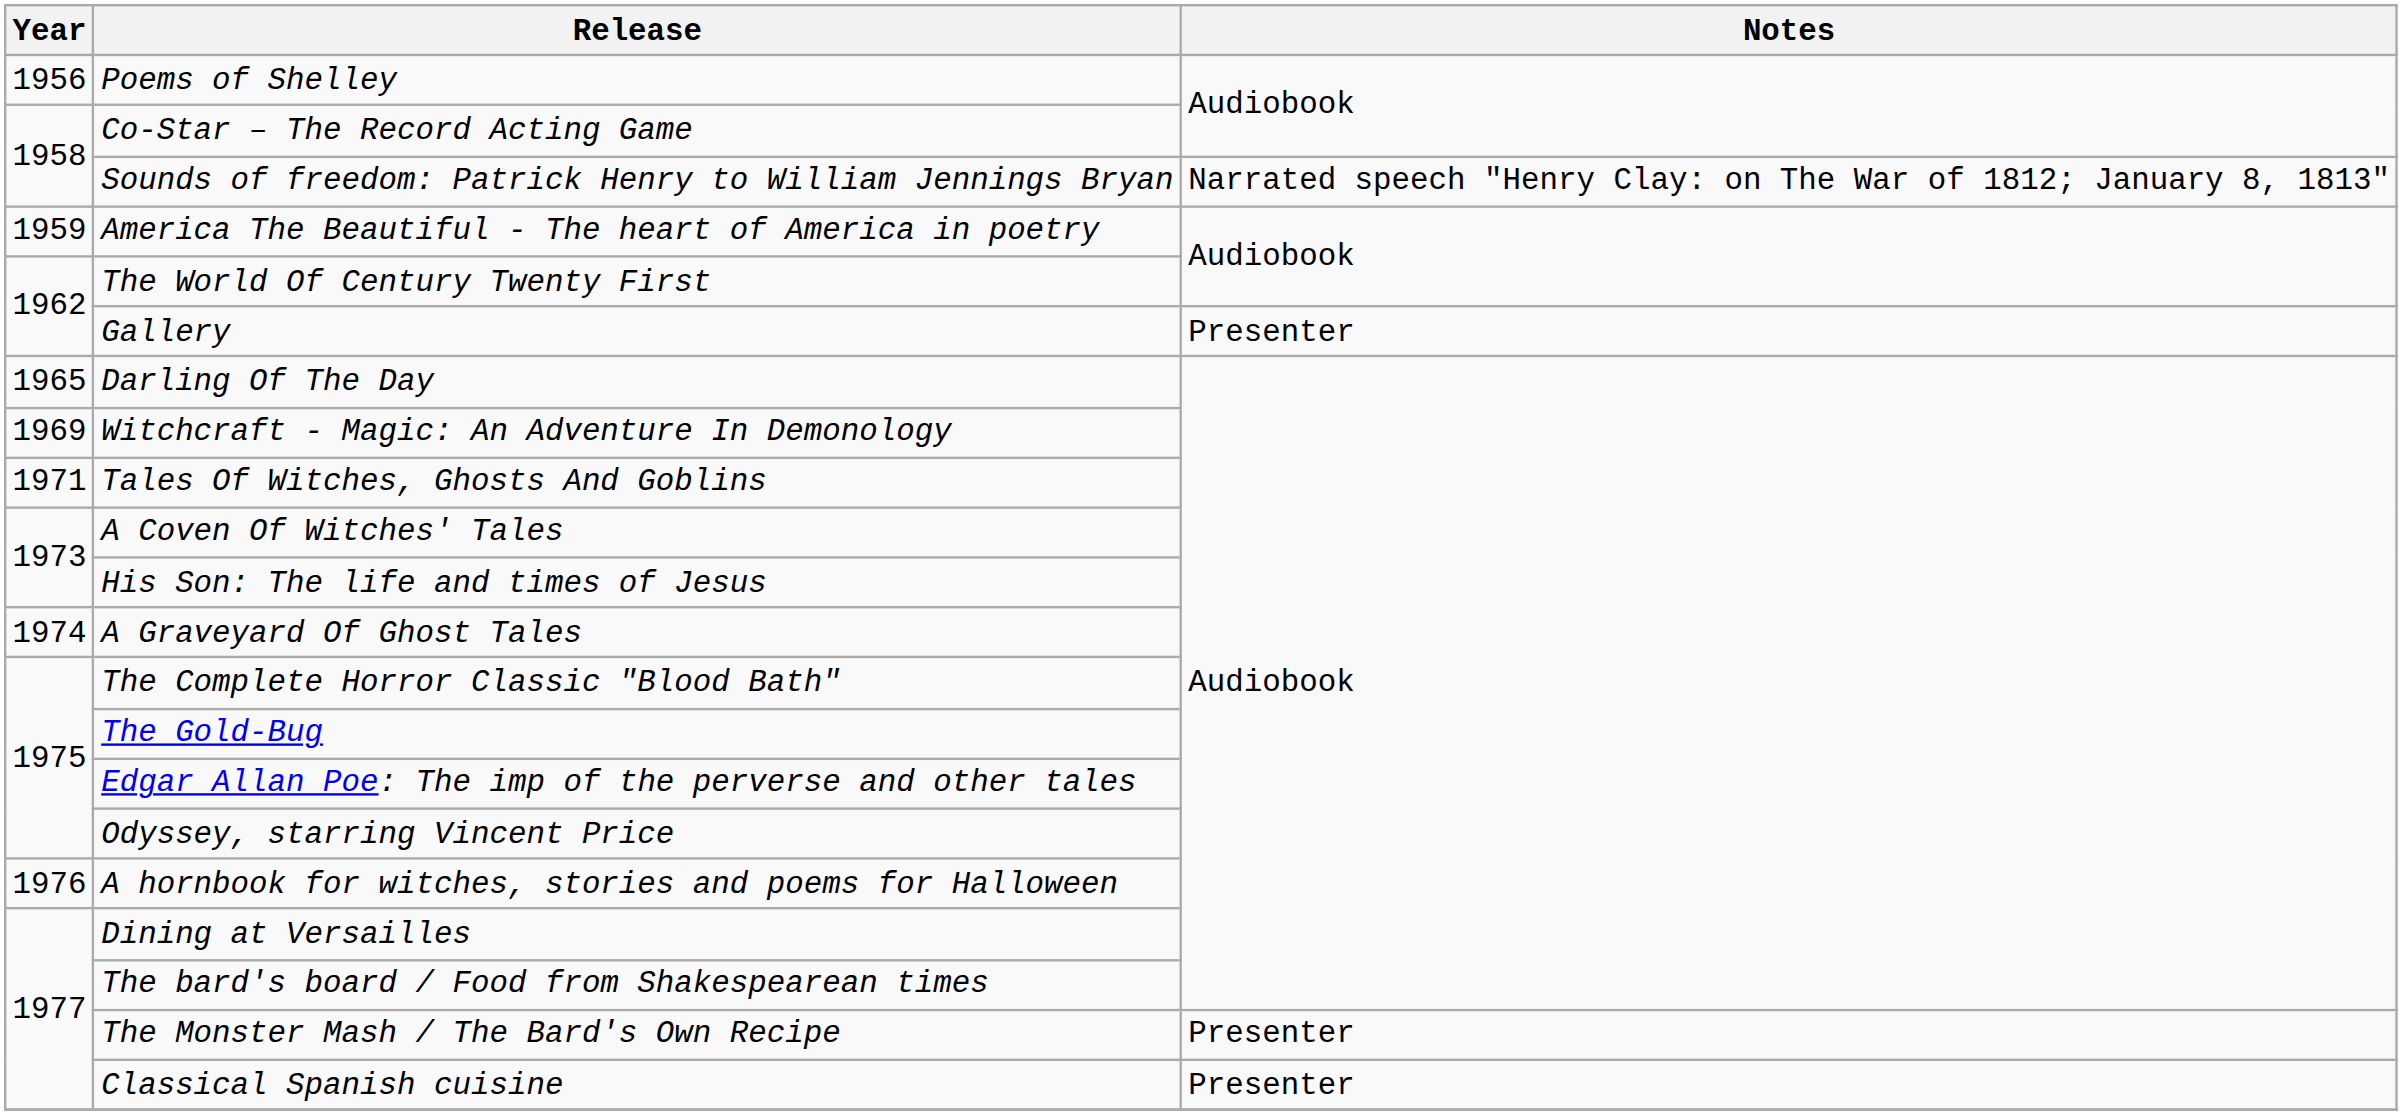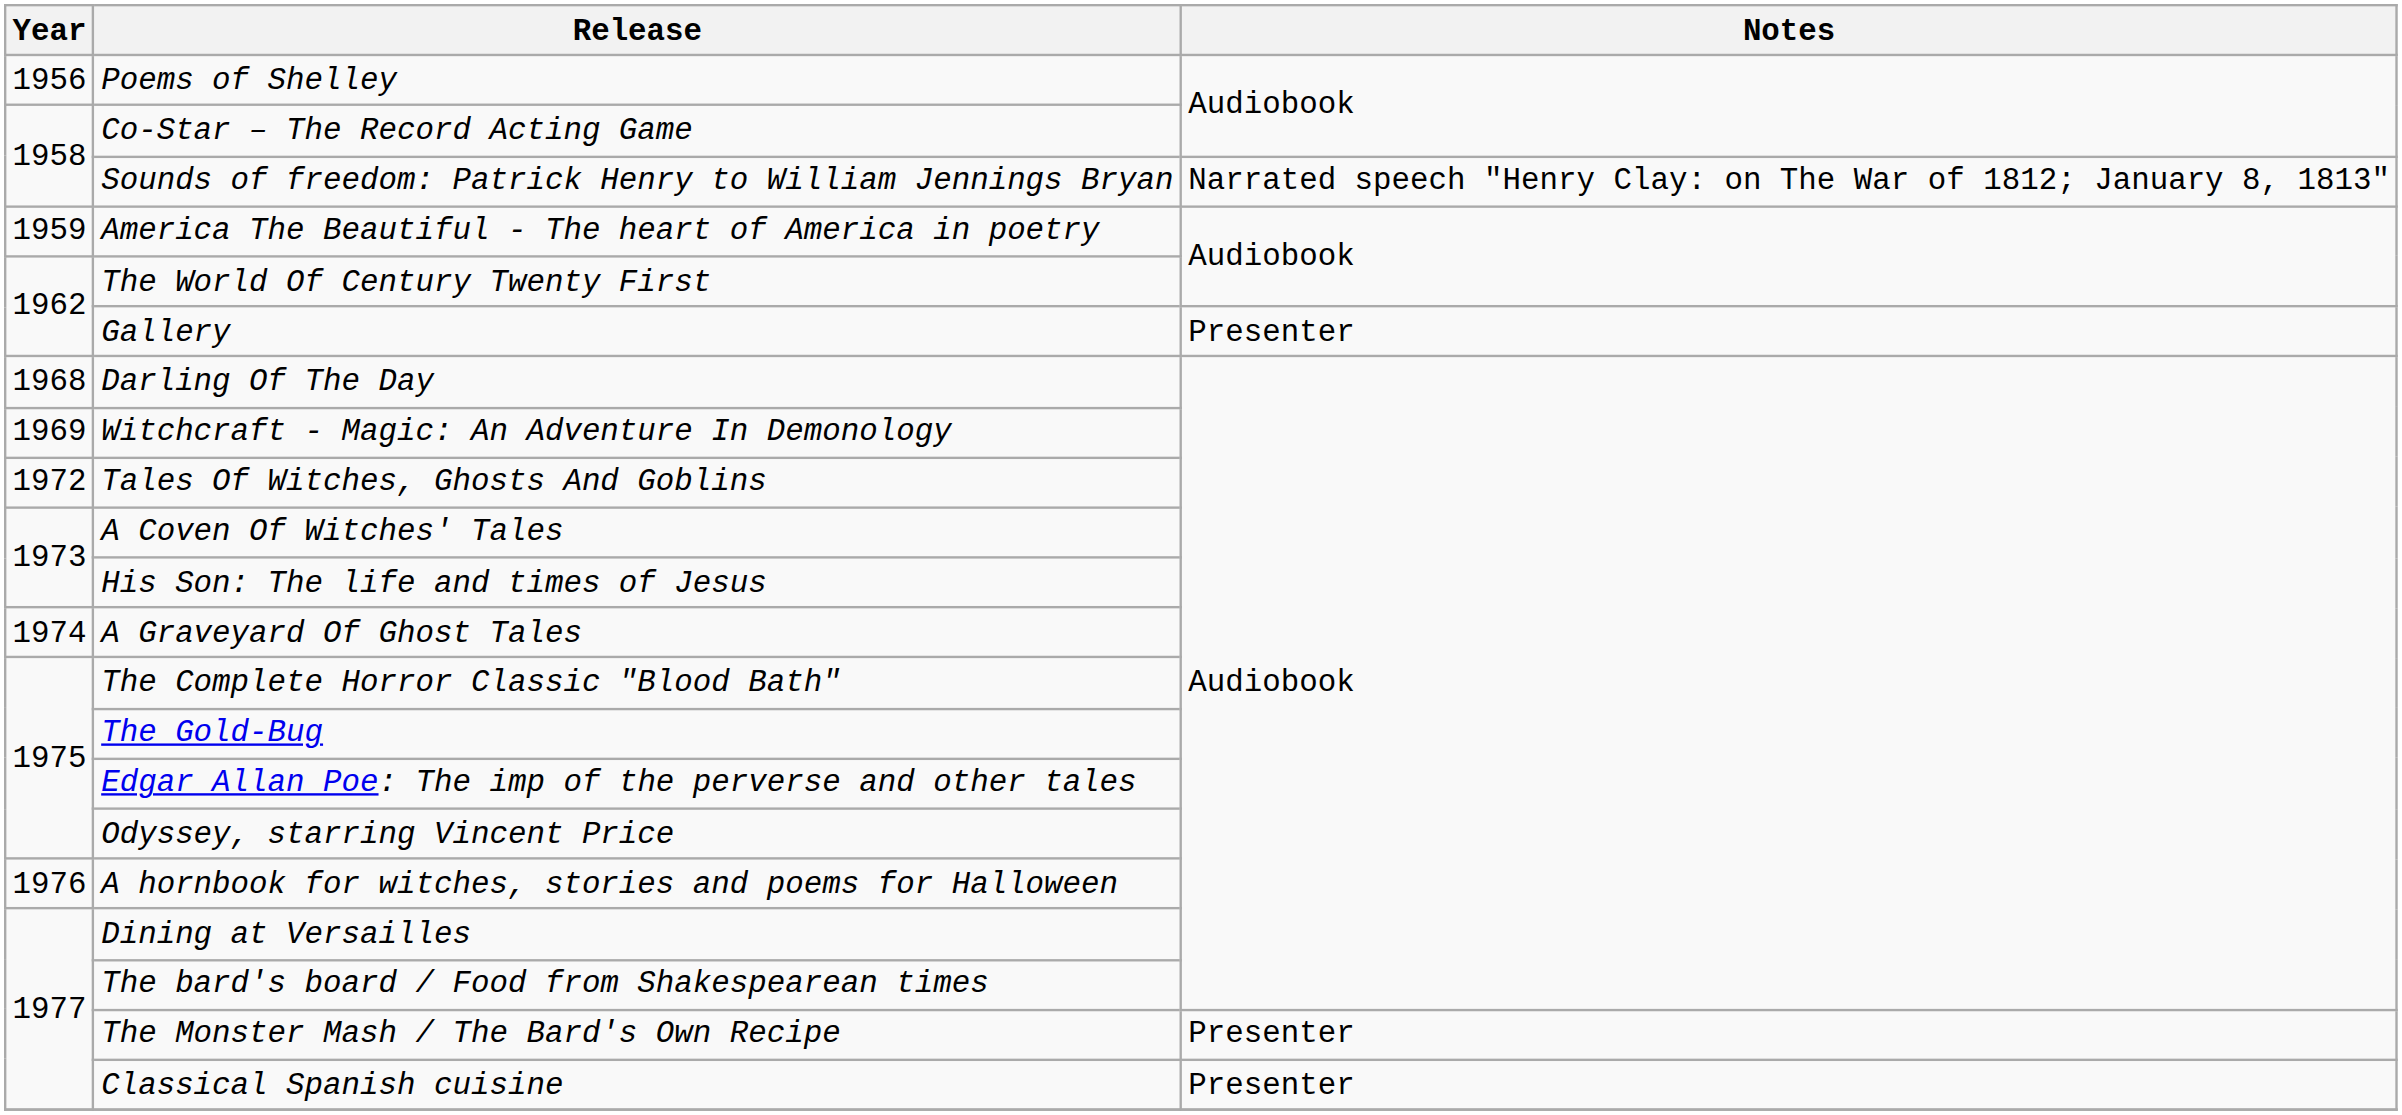(50, 382) 1965 -> (50, 382) 1968
(50, 482) 1971 -> (50, 482) 1972
